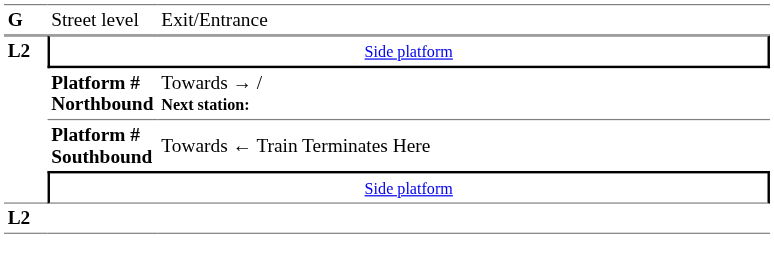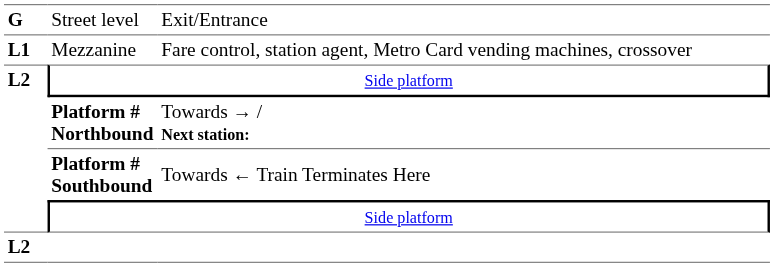+ row: (94, 49)
